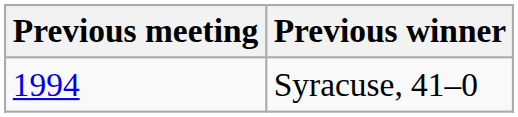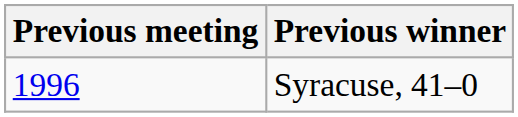(46, 84) 1994 -> (46, 84) 1996
